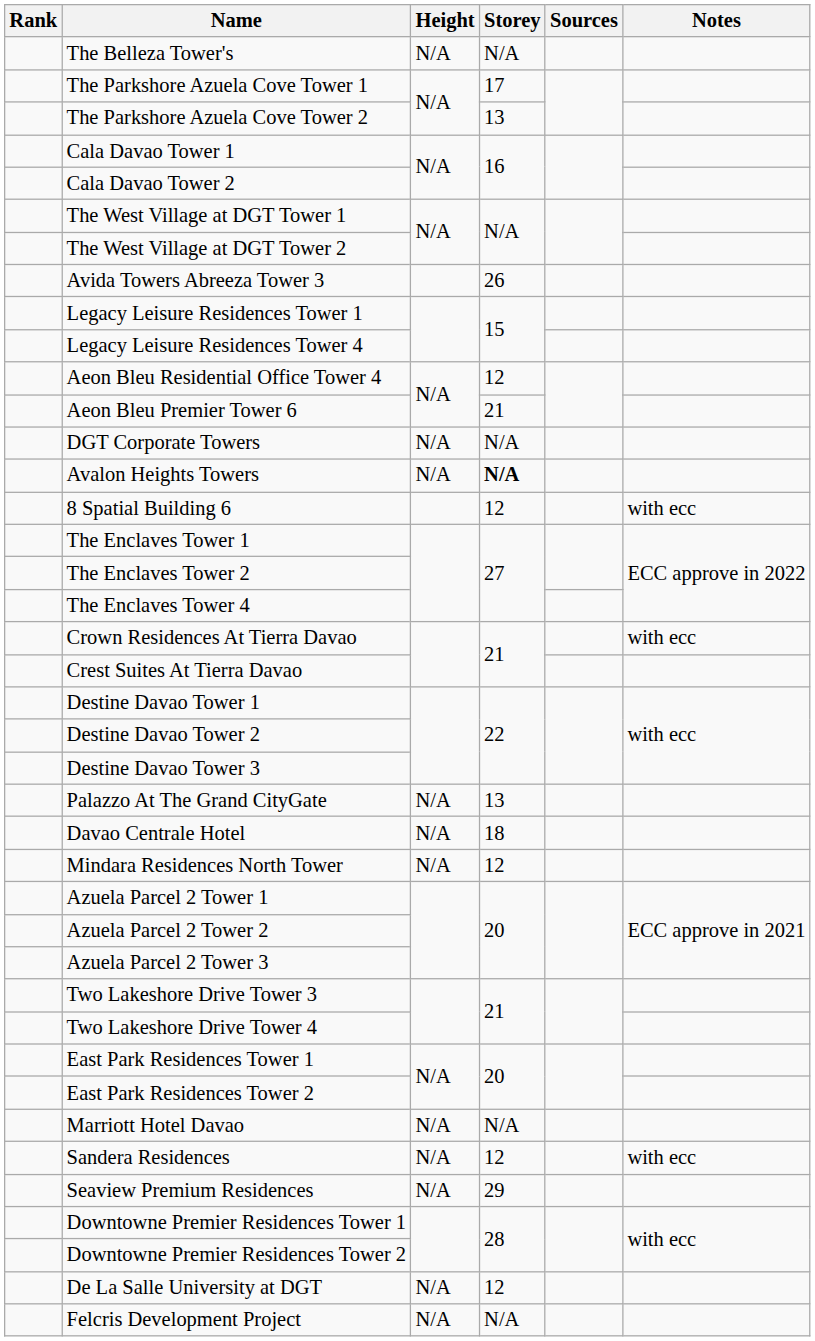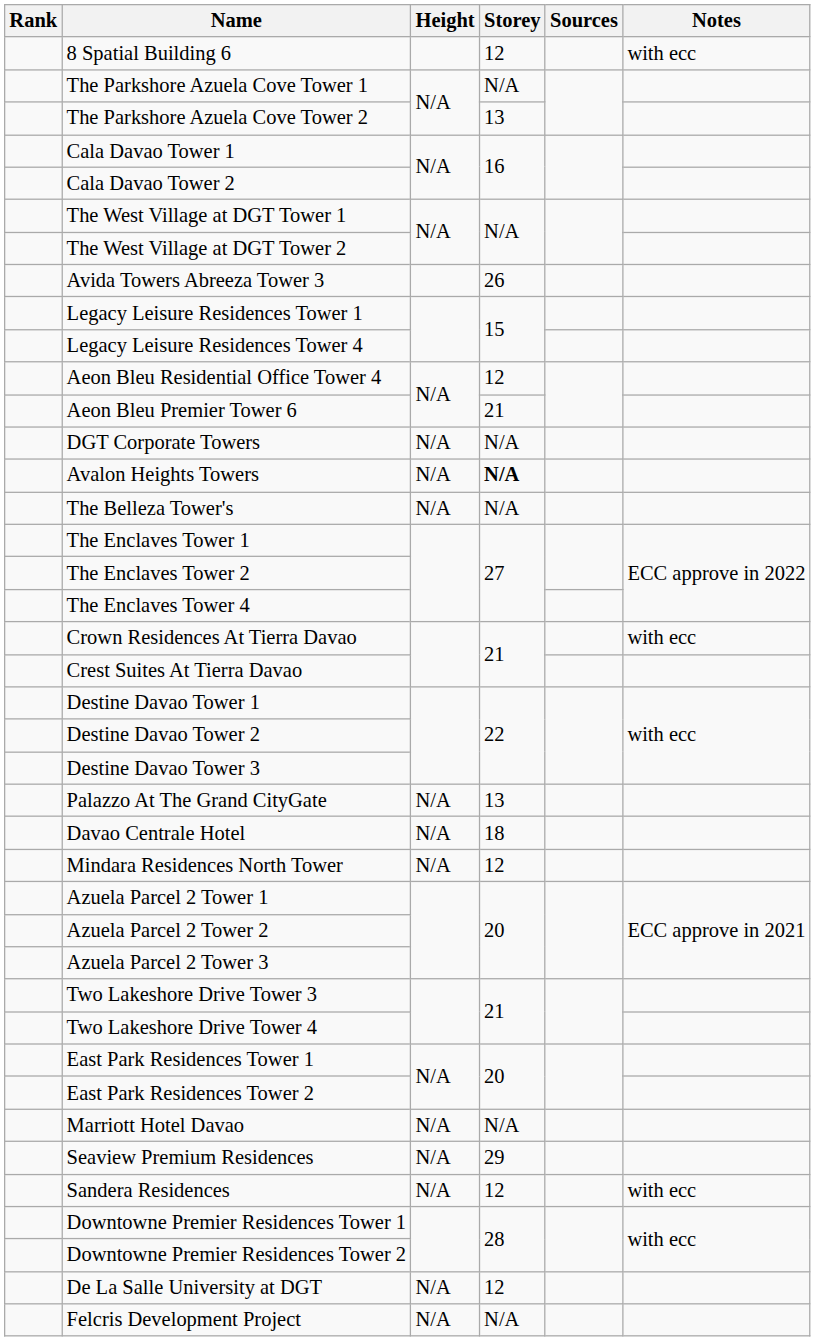rows swapped: (149, 507) <-> (150, 53)
(494, 85) 17 -> (502, 85) N/A
rows swapped: (148, 1157) <-> (190, 1190)
